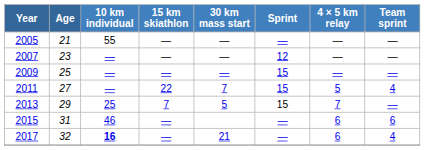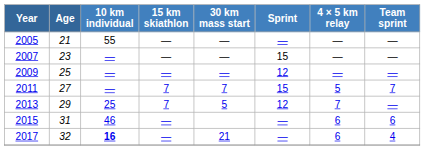(283, 56) 12 -> (283, 56) 15
(283, 72) 15 -> (283, 72) 12
(166, 88) 22 -> (166, 88) 7
(392, 88) 4 -> (392, 88) 7
(283, 105) 15 -> (283, 105) 12
